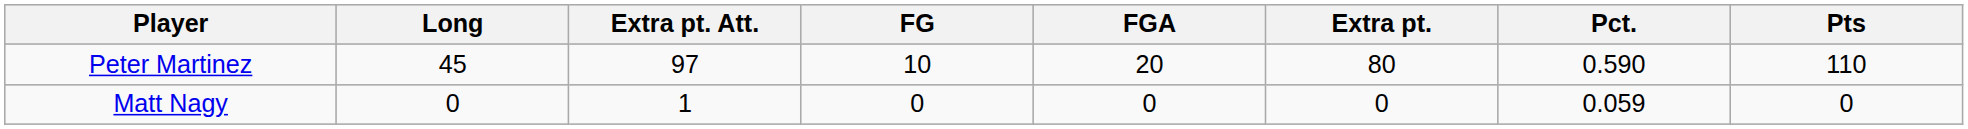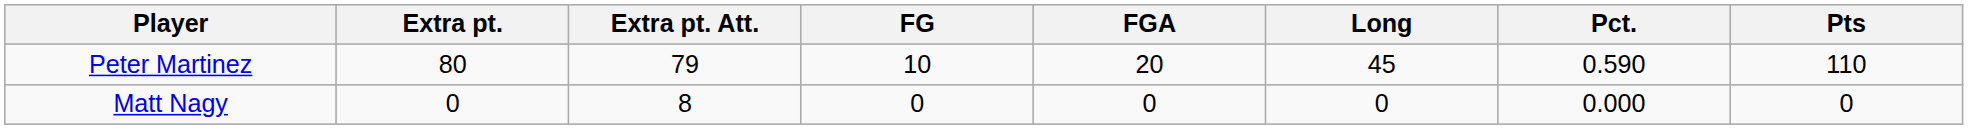columns swapped: (1382, 24) <-> (453, 24)
(685, 64) 97 -> (685, 64) 79
(685, 104) 1 -> (685, 104) 8
(1614, 104) 0.059 -> (1614, 104) 0.000
